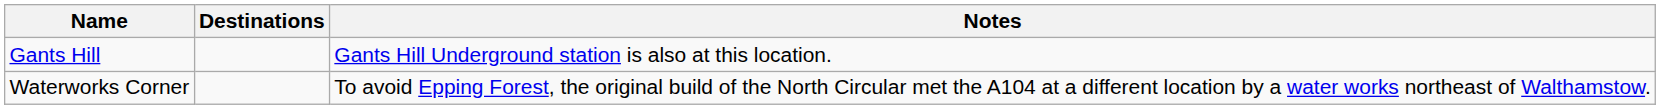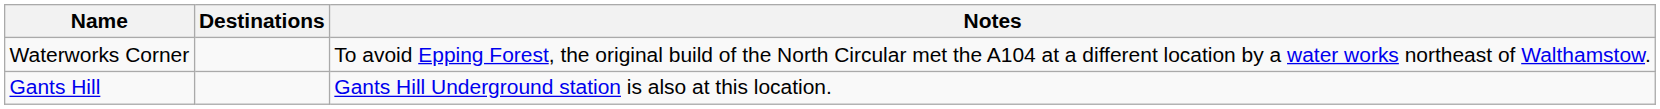rows swapped: (99, 87) <-> (55, 54)
